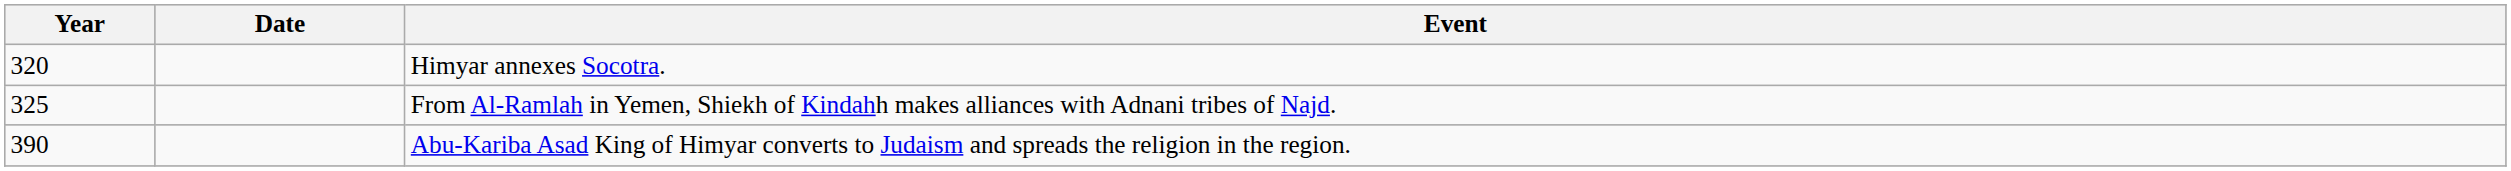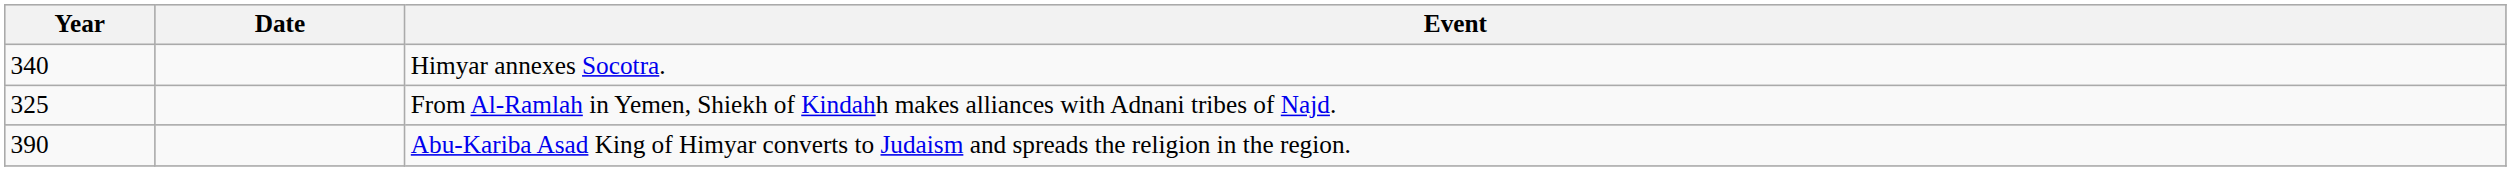(30, 64) 320 -> (30, 64) 340
